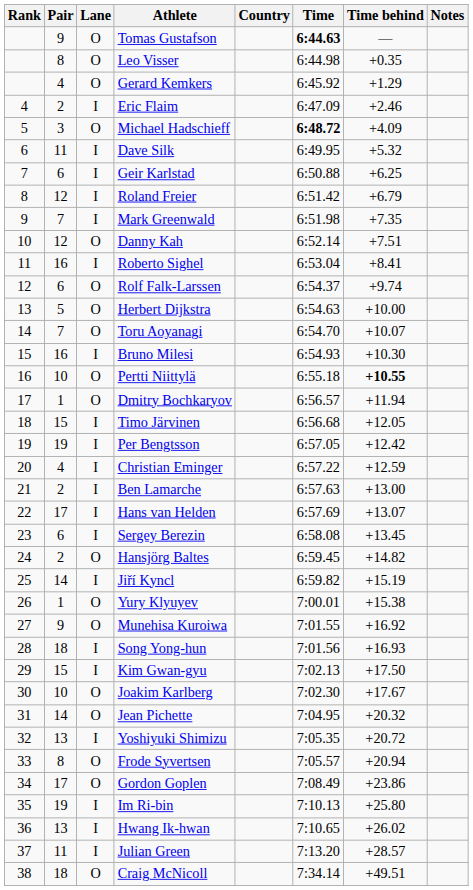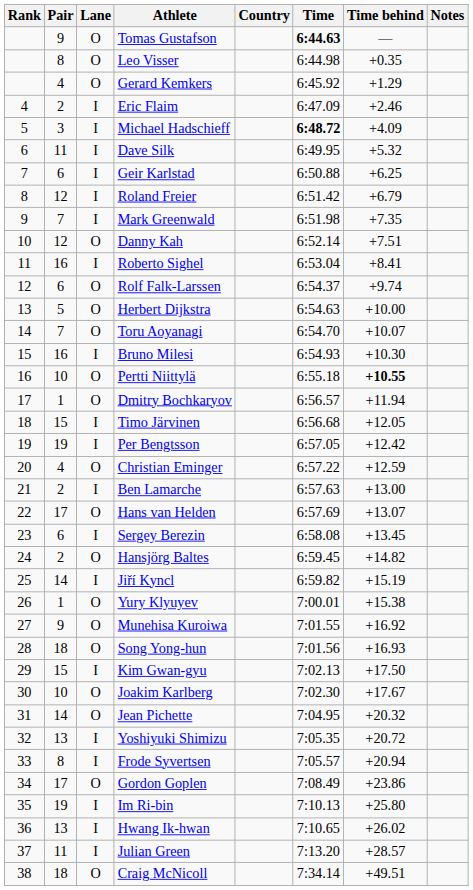(96, 128) O -> (96, 128) I
(96, 467) I -> (96, 467) O
(96, 512) I -> (96, 512) O
(96, 648) I -> (96, 648) O
(96, 761) O -> (96, 761) I
